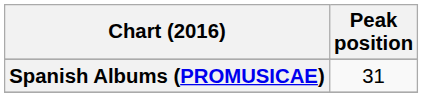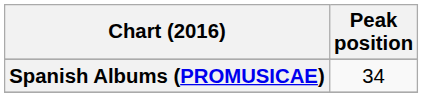(374, 75) 31 -> (374, 75) 34
